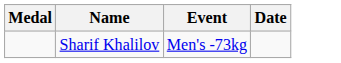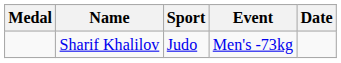+ column: (186, 17)
